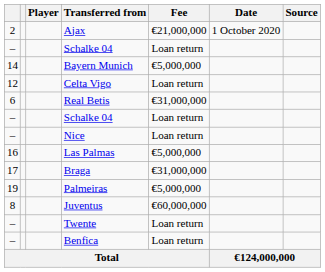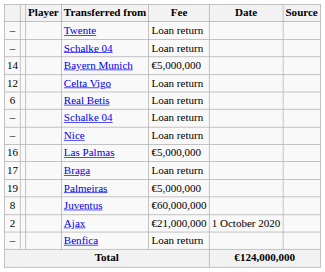rows swapped: (12, 223) <-> (12, 30)
(179, 100) €31,000,000 -> (177, 100) Loan return
(179, 170) €31,000,000 -> (177, 170) Loan return
